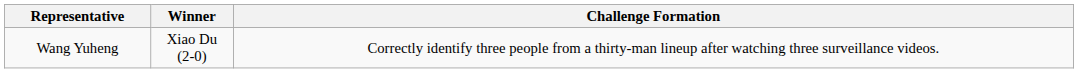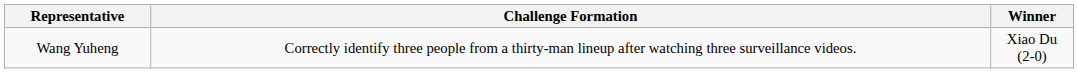columns swapped: (653, 16) <-> (192, 16)
